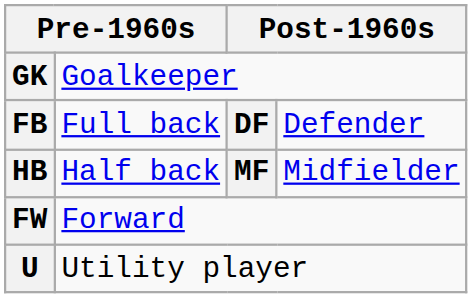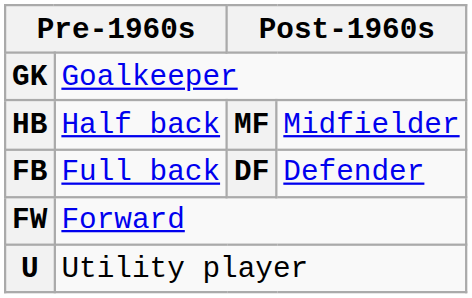rows swapped: (30, 125) <-> (30, 173)
